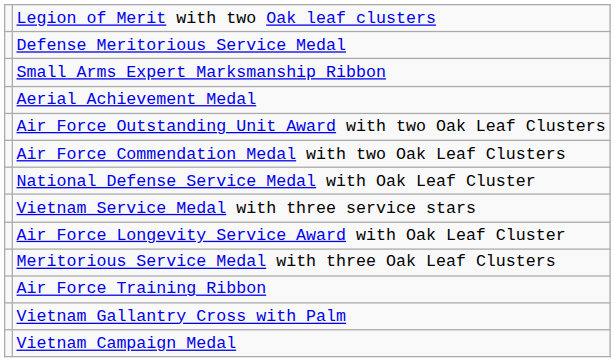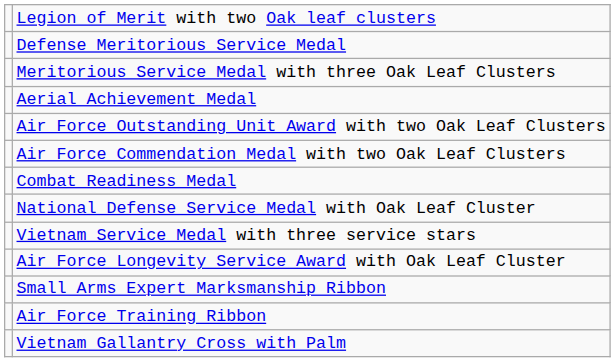rows swapped: (286, 262) <-> (201, 72)
+ row: (126, 181)
- row: (126, 344)
